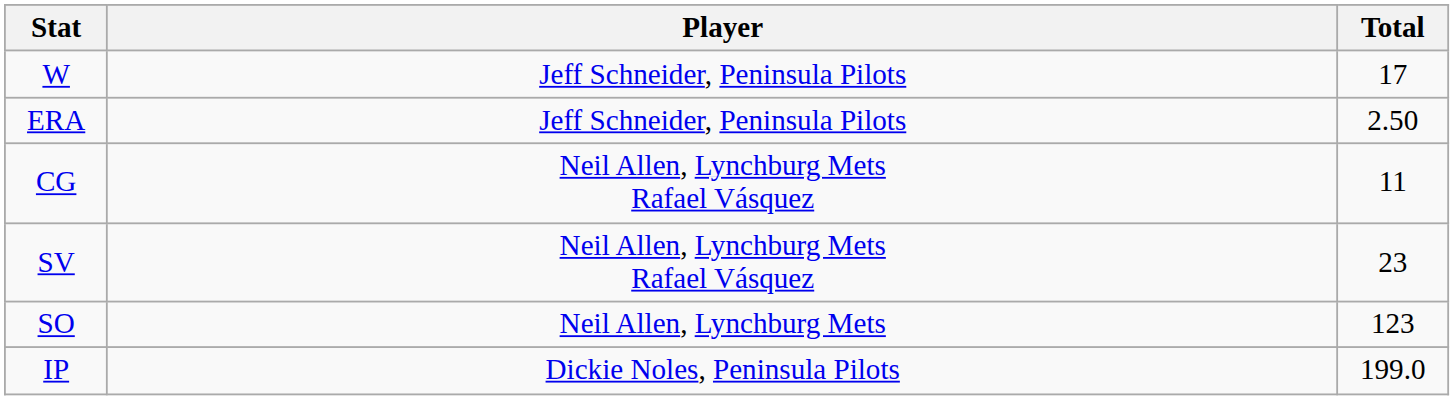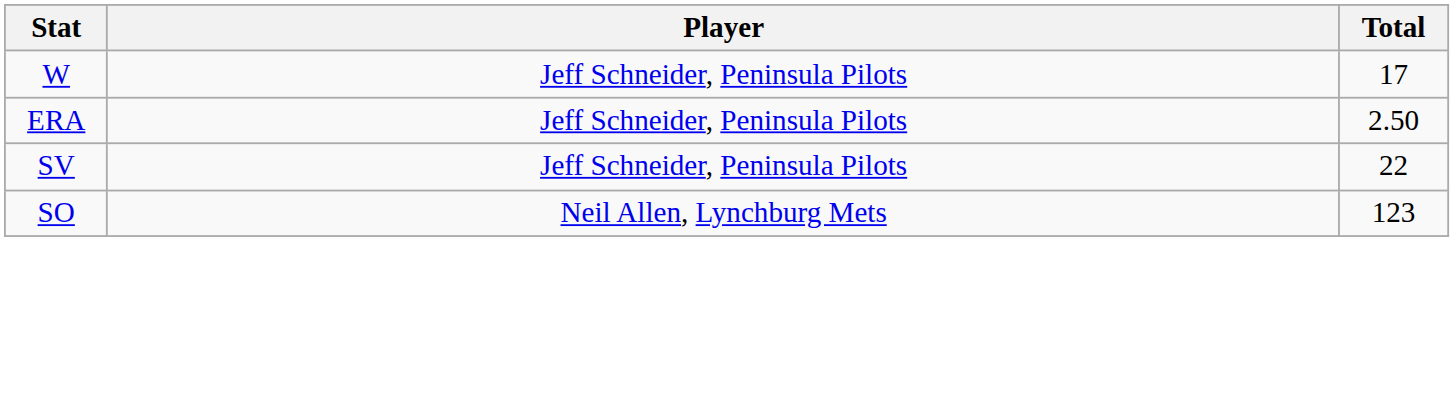- row: (56, 182)
(723, 261) Neil Allen, Lynchburg Mets Rafael Vásquez -> (724, 166) Jeff Schneider, Peninsula Pilots
(1393, 261) 23 -> (1394, 166) 22
- row: (56, 370)
